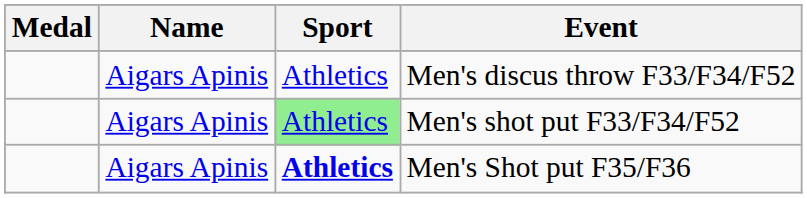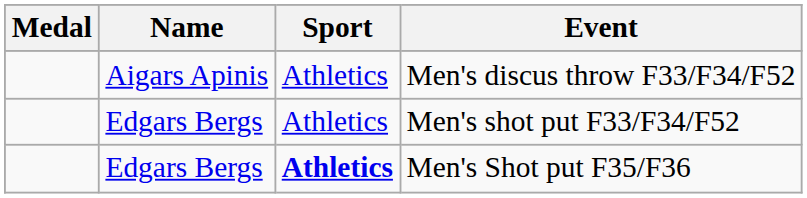(187, 121) Aigars Apinis -> (184, 121) Edgars Bergs
(335, 121) lightgreen background -> (335, 121) no background
(187, 167) Aigars Apinis -> (184, 167) Edgars Bergs
